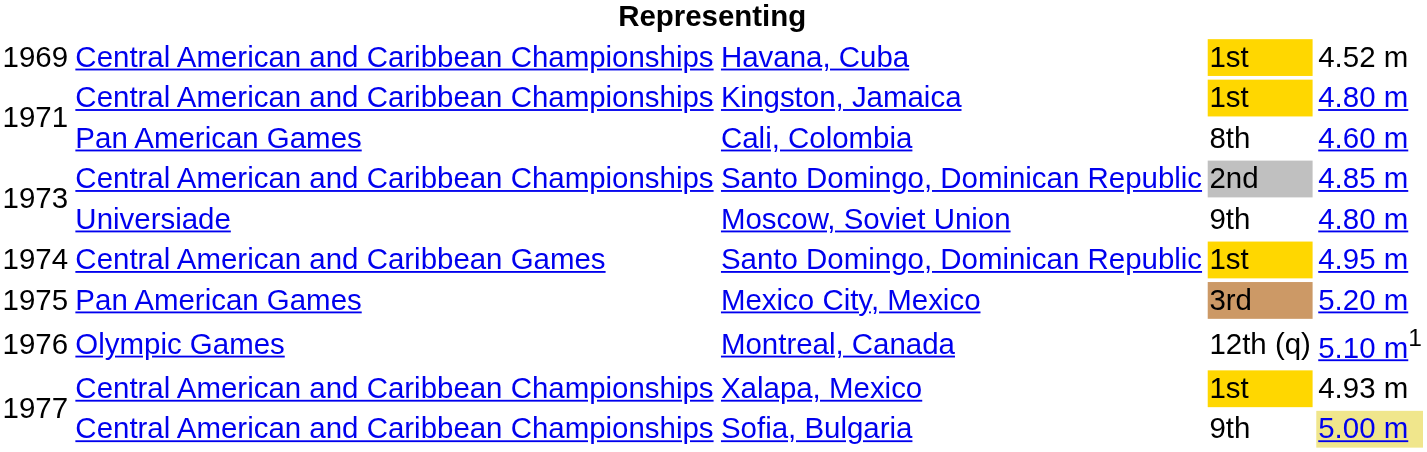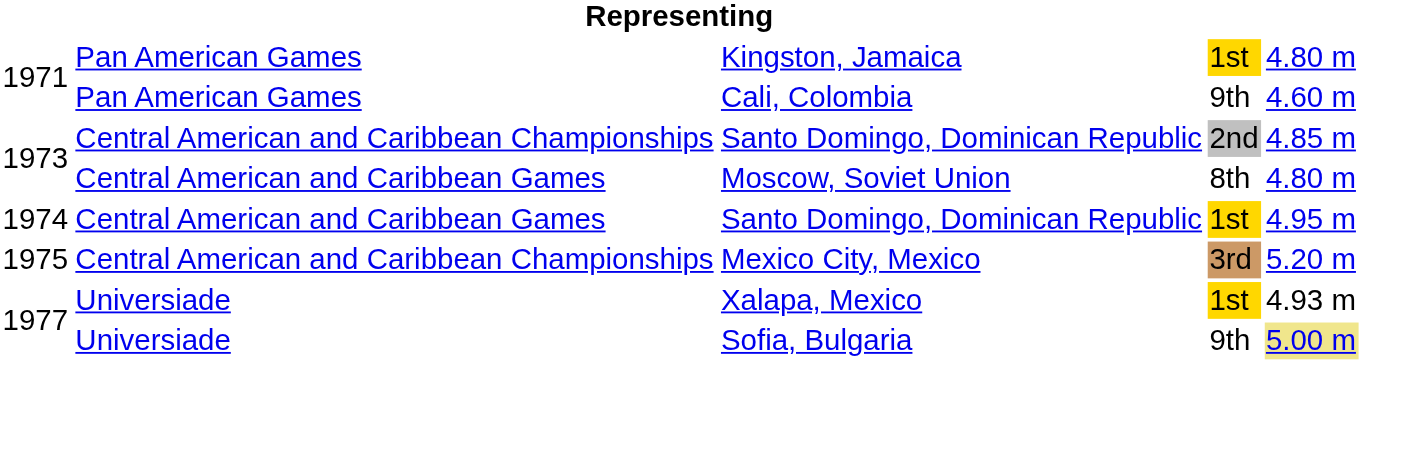- row: (35, 57)
(394, 97) Central American and Caribbean Championships -> (219, 57) Pan American Games
(1230, 138) 8th -> (1230, 97) 9th
(153, 219) Universiade -> (340, 178) Central American and Caribbean Games
(1230, 219) 9th -> (1230, 178) 8th
(219, 300) Pan American Games -> (394, 259) Central American and Caribbean Championships
- row: (35, 344)
(394, 388) Central American and Caribbean Championships -> (153, 300) Universiade
(394, 429) Central American and Caribbean Championships -> (153, 340) Universiade
